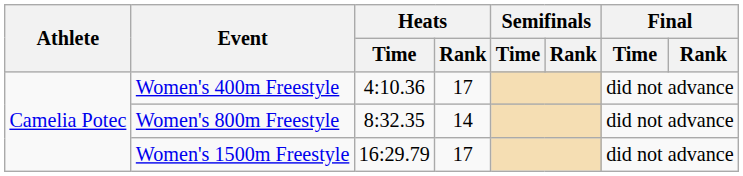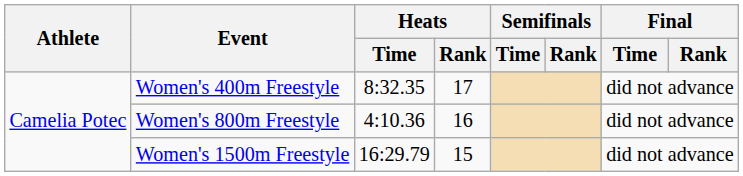(394, 88) 4:10.36 -> (394, 88) 8:32.35
(394, 121) 8:32.35 -> (394, 121) 4:10.36
(463, 121) 14 -> (463, 121) 16
(463, 154) 17 -> (463, 154) 15
